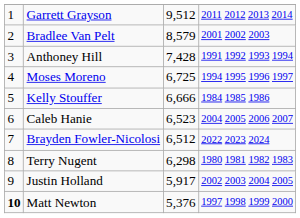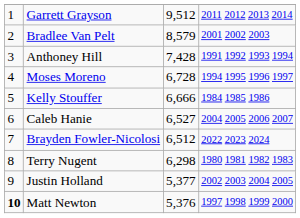(181, 77) 6,725 -> (181, 77) 6,728
(181, 118) 6,523 -> (181, 118) 6,527
(181, 181) 5,917 -> (181, 181) 5,377
